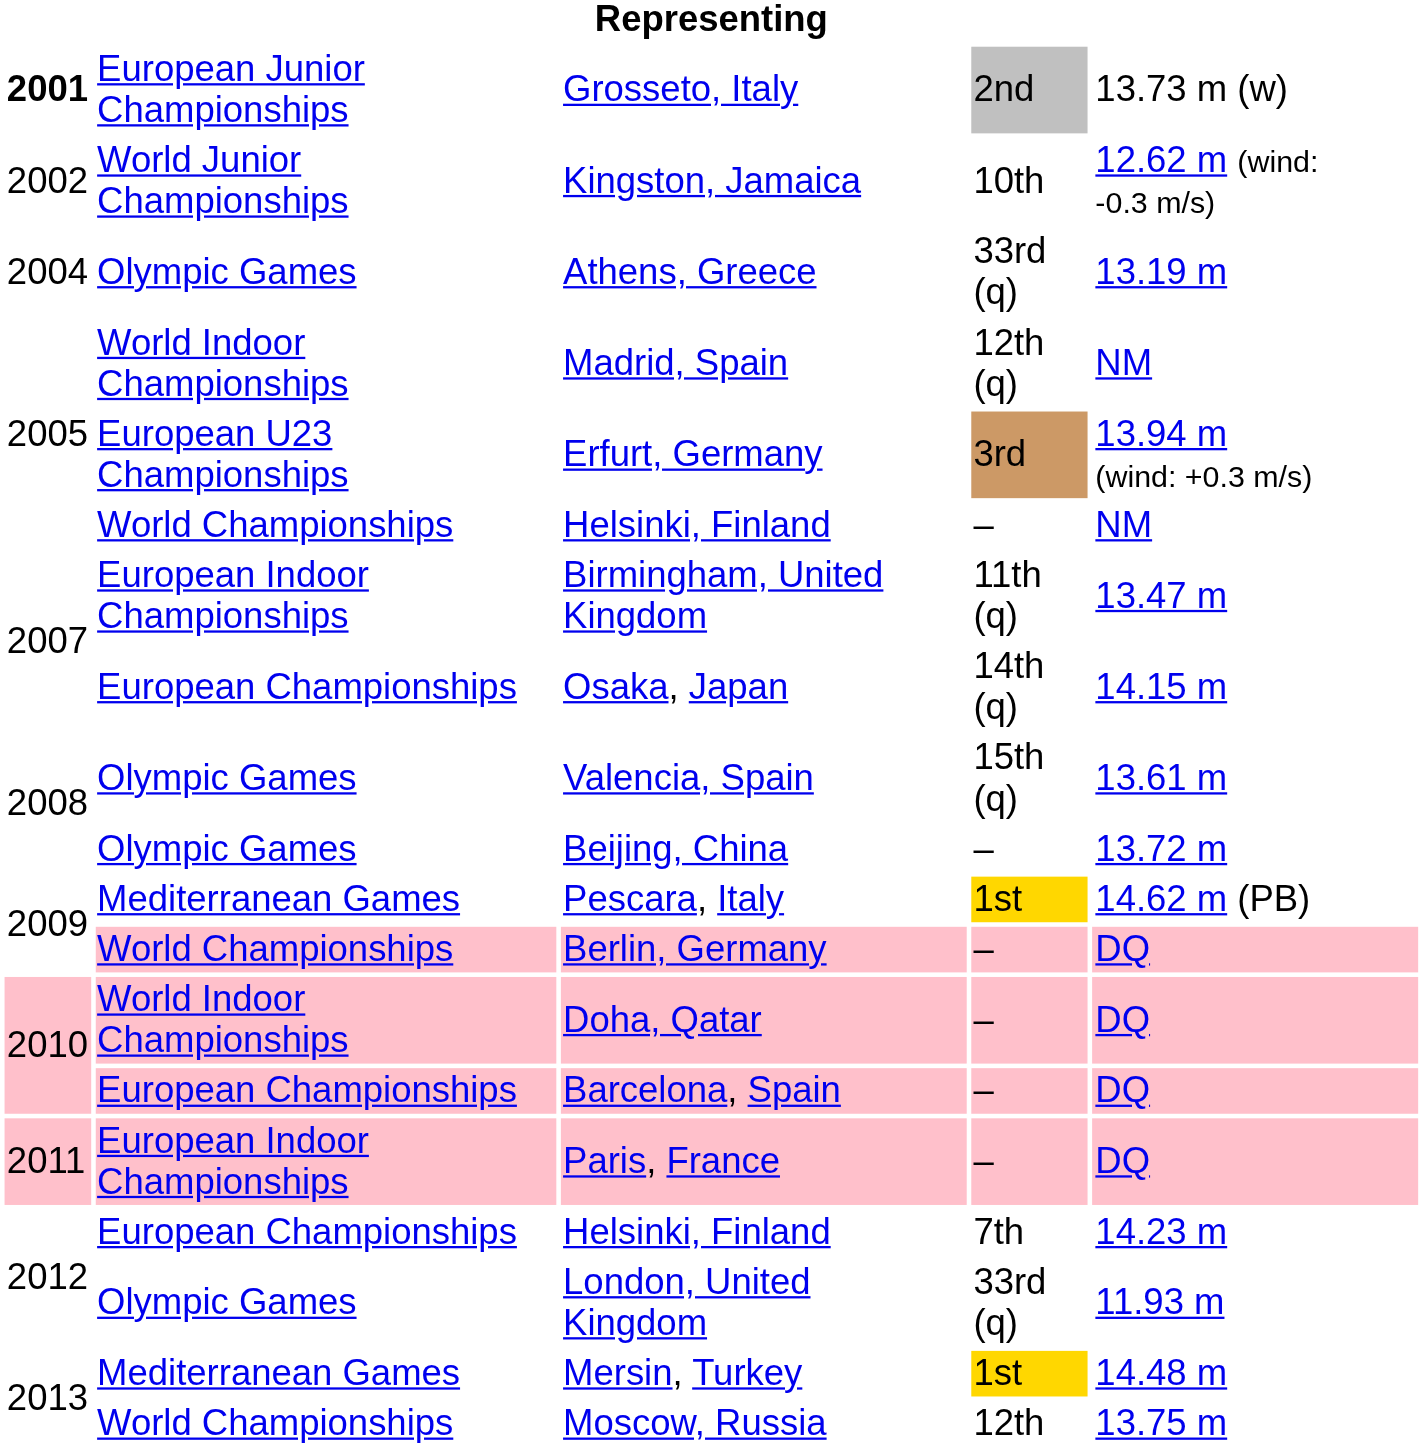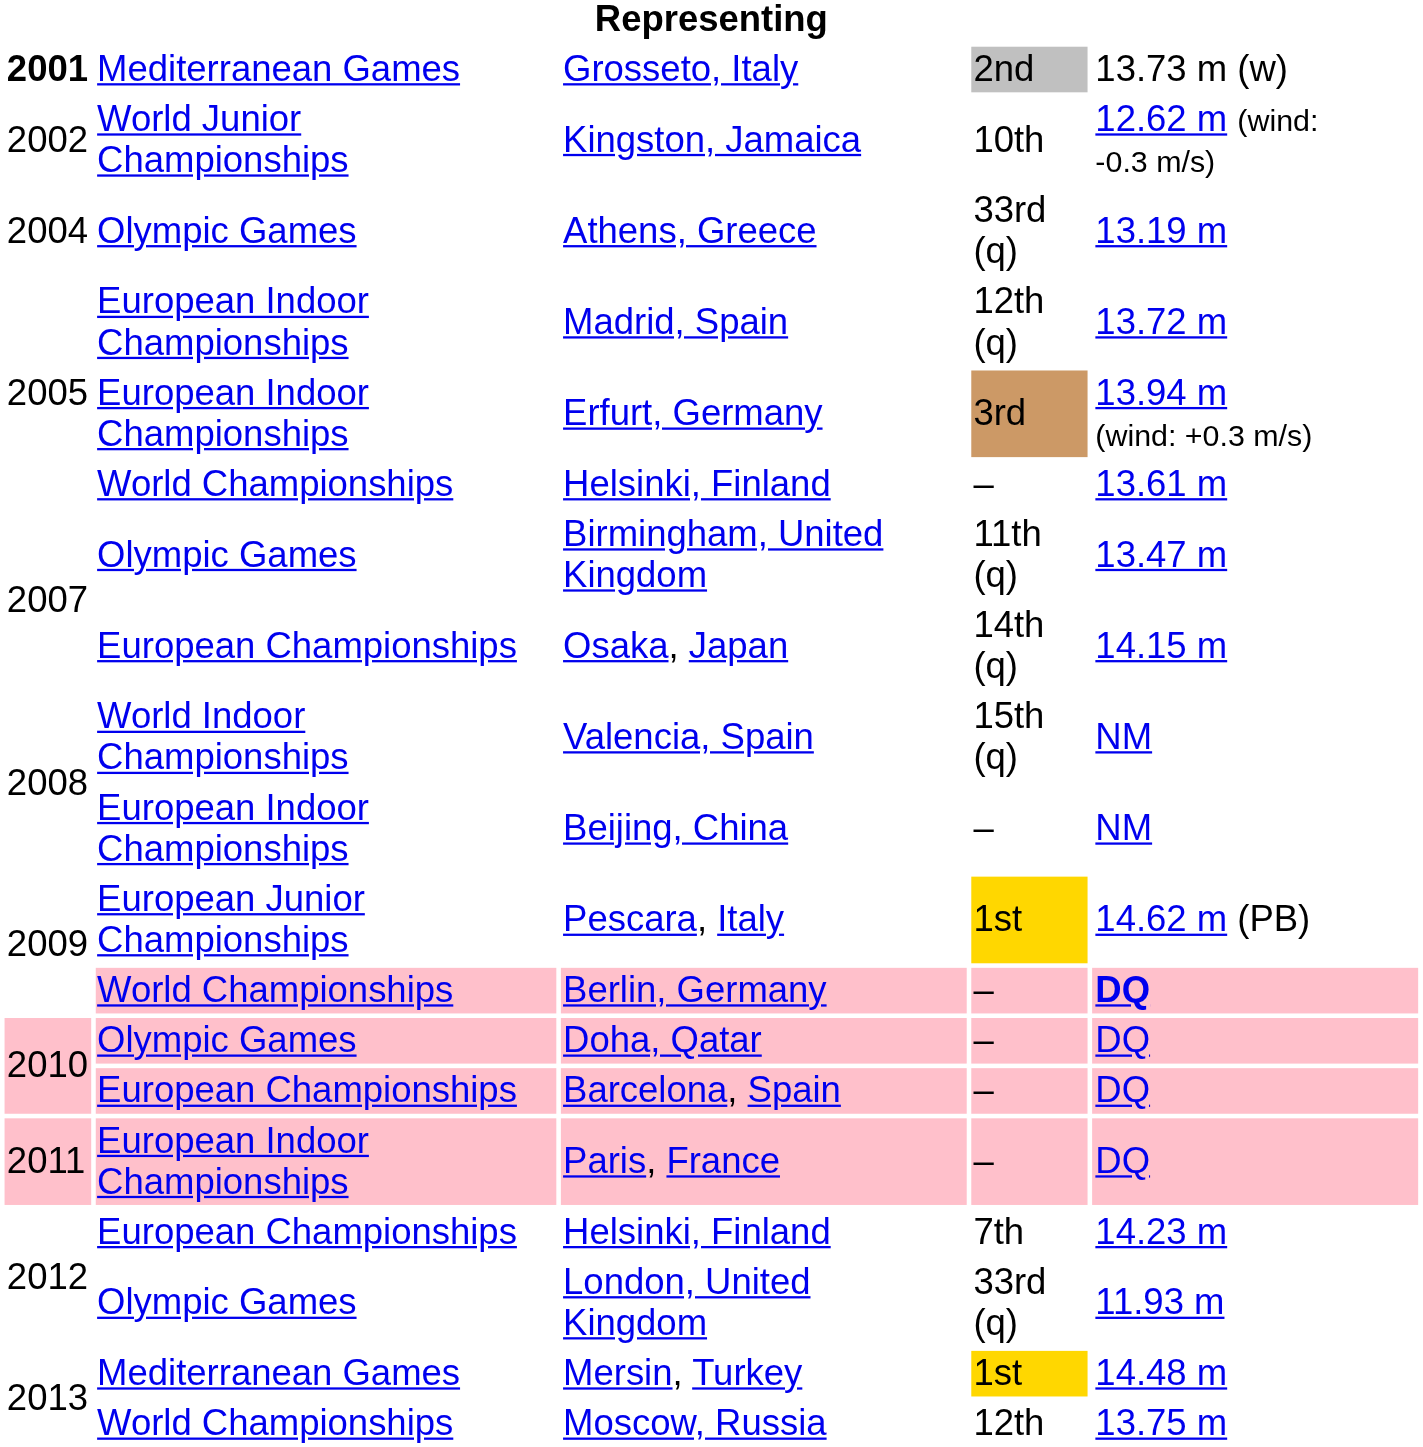(231, 89) European Junior Championships -> (279, 68) Mediterranean Games
(223, 363) World Indoor Championships -> (233, 321) European Indoor Championships
(1124, 362) NM -> (1161, 321) 13.72 m
(223, 454) European U23 Championships -> (233, 413) European Indoor Championships
(1124, 524) NM -> (1161, 483) 13.61 m
(233, 595) European Indoor Championships -> (227, 554) Olympic Games
(227, 777) Olympic Games -> (223, 736) World Indoor Championships
(1161, 777) 13.61 m -> (1124, 736) NM
(227, 848) Olympic Games -> (233, 828) European Indoor Championships
(1161, 848) 13.72 m -> (1124, 828) NM
(279, 898) Mediterranean Games -> (231, 919) European Junior Championships
(1123, 948) normal -> (1123, 990) bold
(223, 1019) World Indoor Championships -> (227, 1040) Olympic Games
